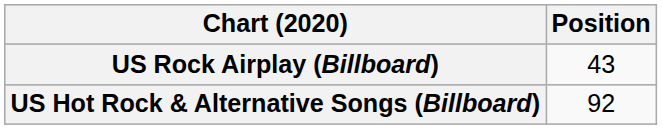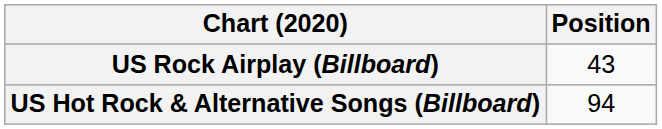(601, 104) 92 -> (601, 104) 94
